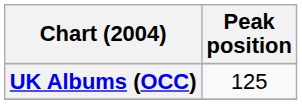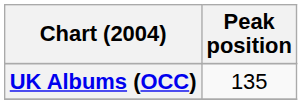(249, 81) 125 -> (249, 81) 135
